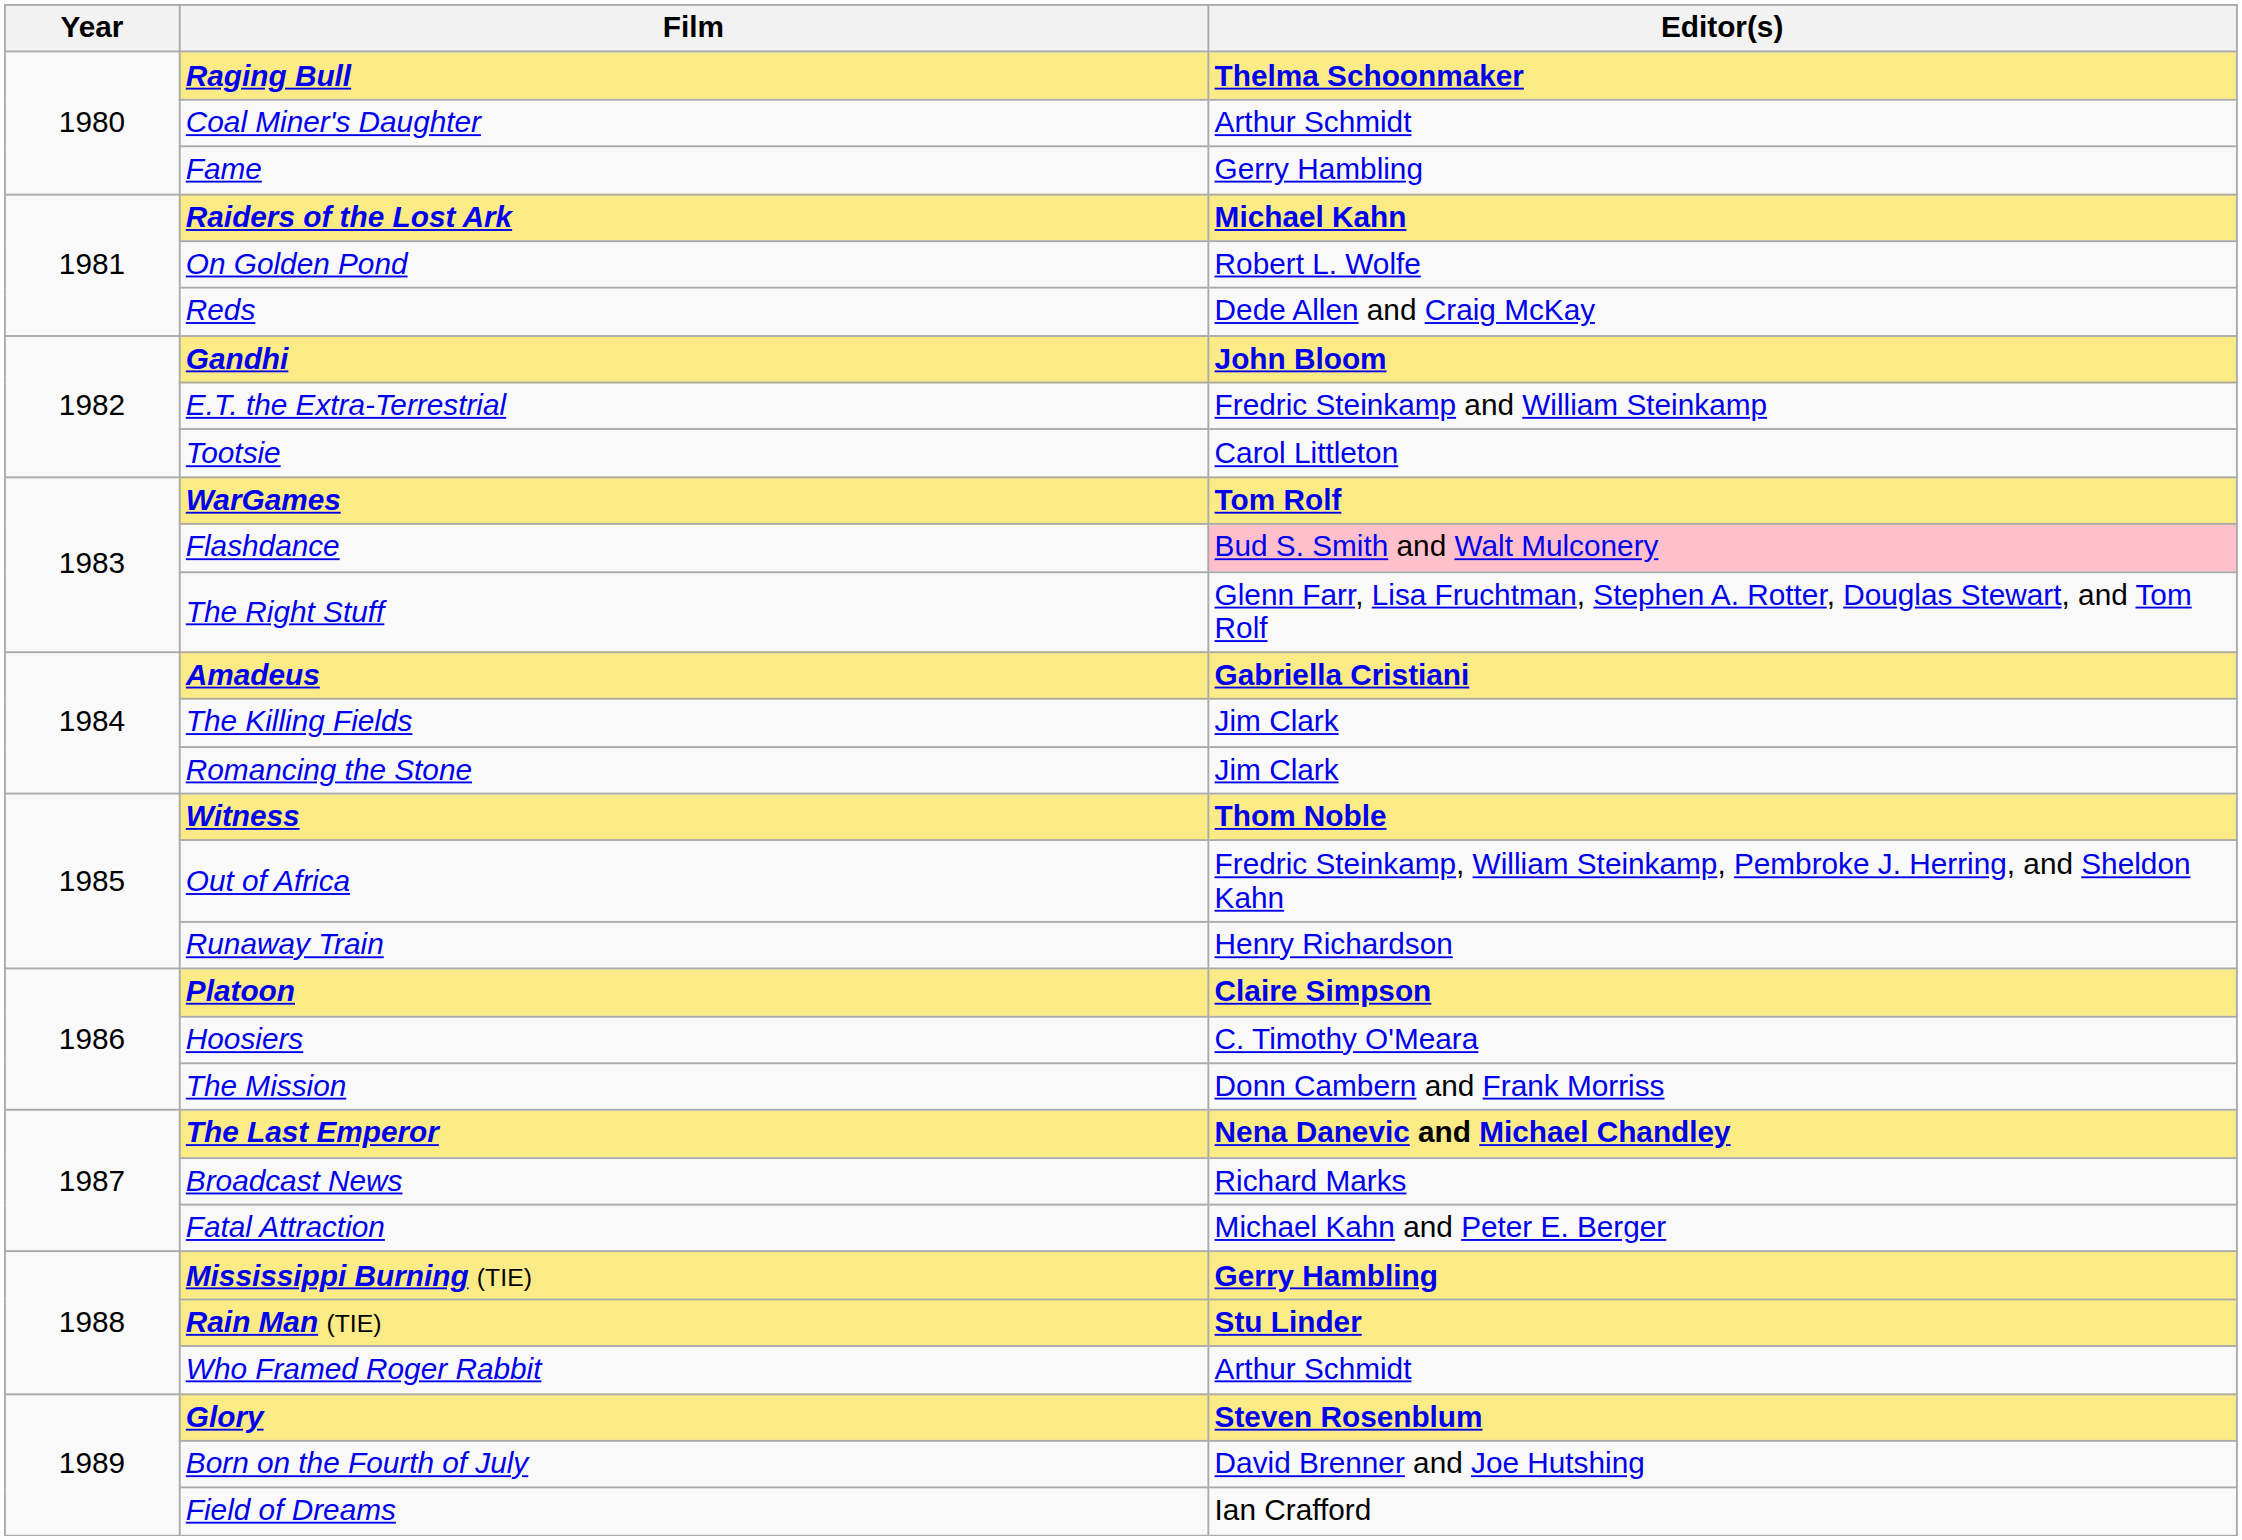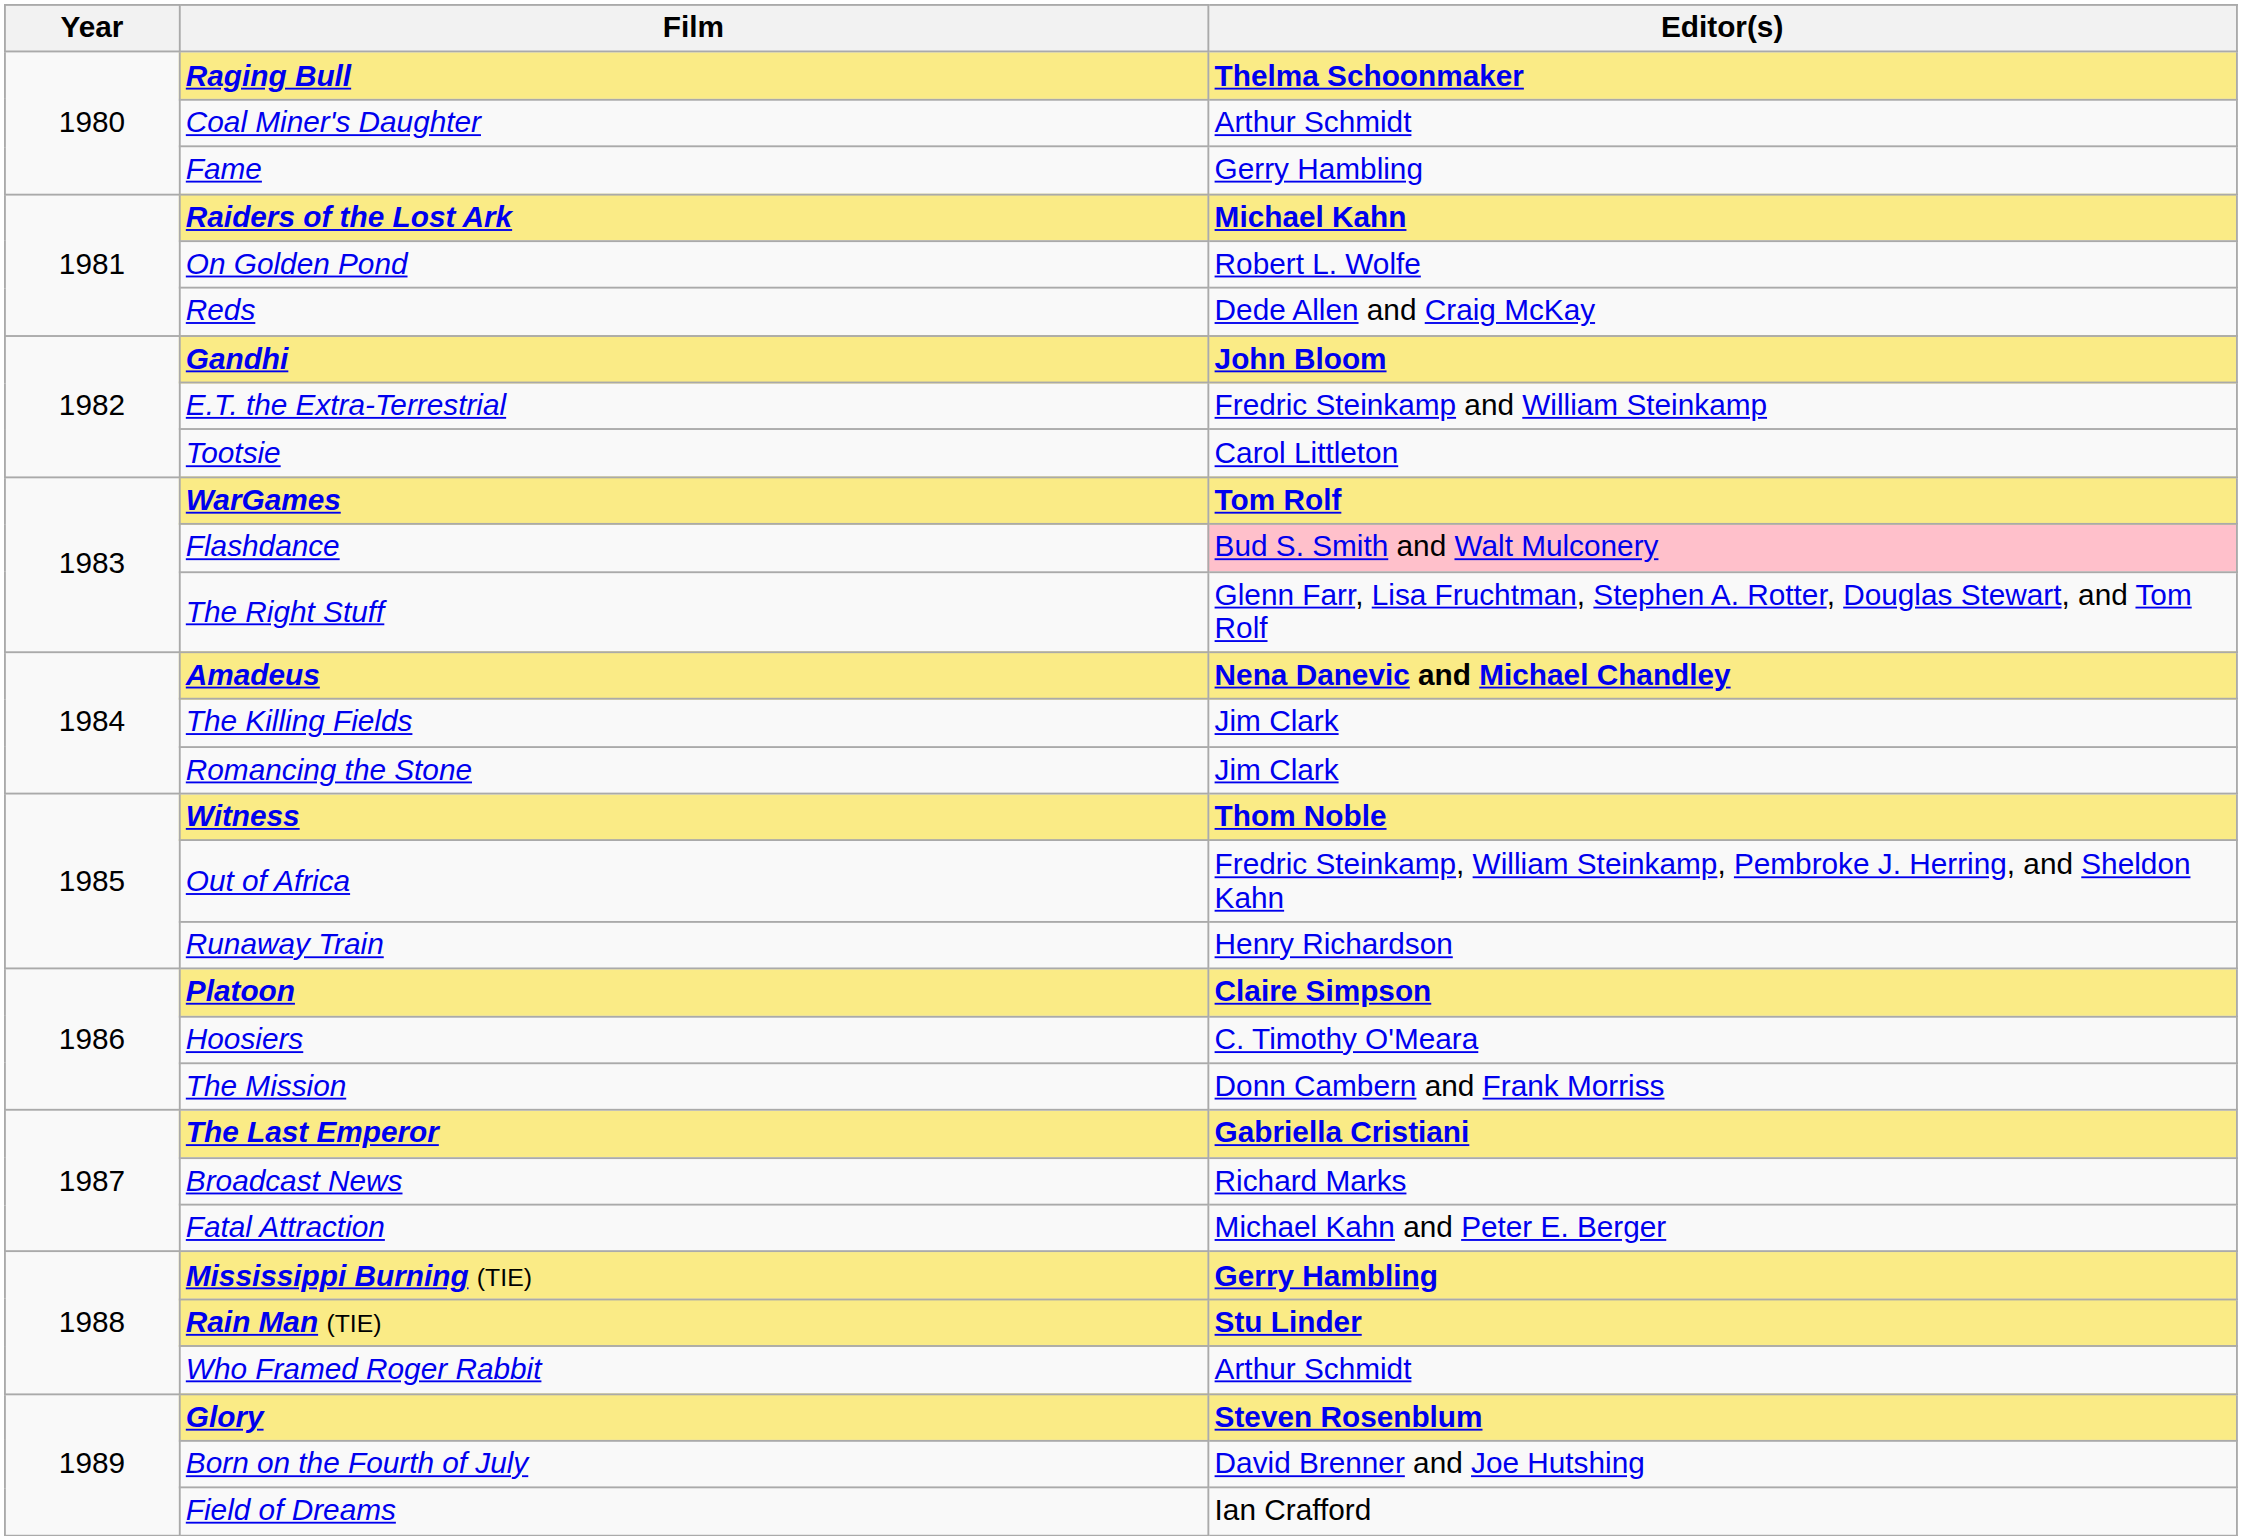(1342, 675) Gabriella Cristiani -> (1473, 675) Nena Danevic and Michael Chandley
(1473, 1133) Nena Danevic and Michael Chandley -> (1342, 1133) Gabriella Cristiani
